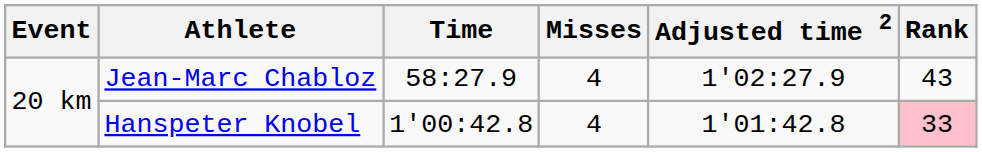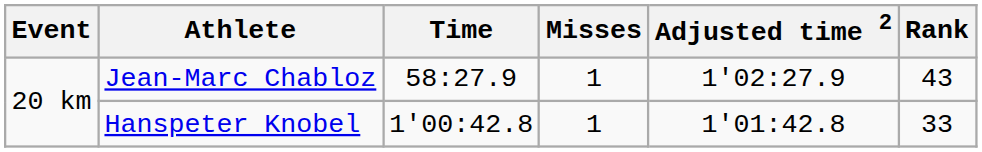(594, 79) 4 -> (594, 79) 1
(594, 123) 4 -> (594, 123) 1
(937, 123) pink background -> (937, 123) no background
